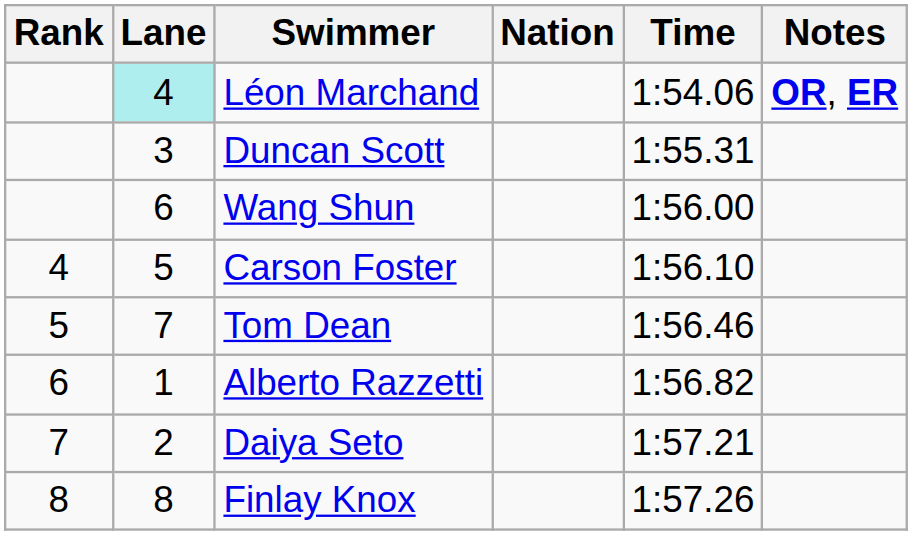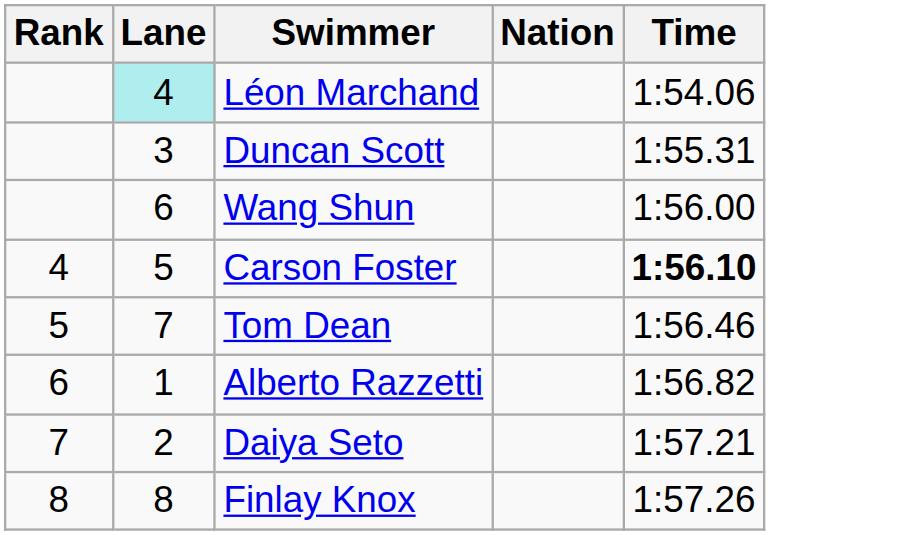- column: (835, 33)
(693, 267) normal -> (694, 267) bold
